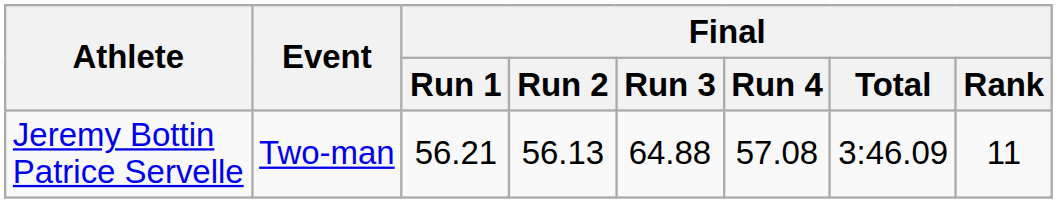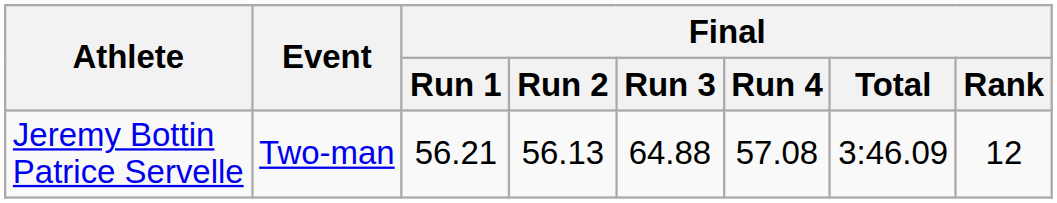(1004, 154) 11 -> (1004, 154) 12
